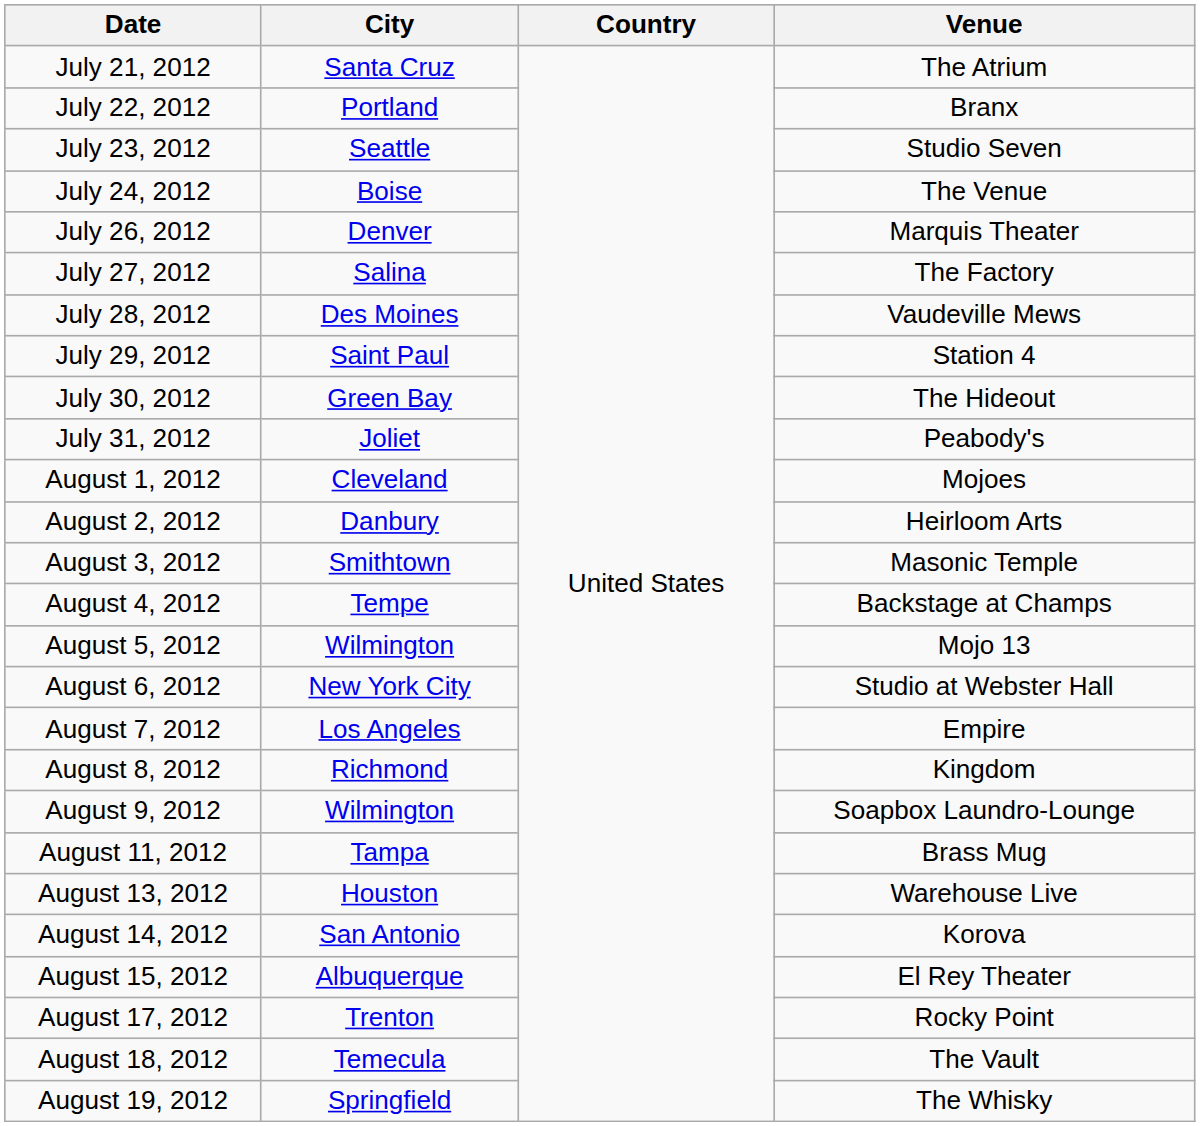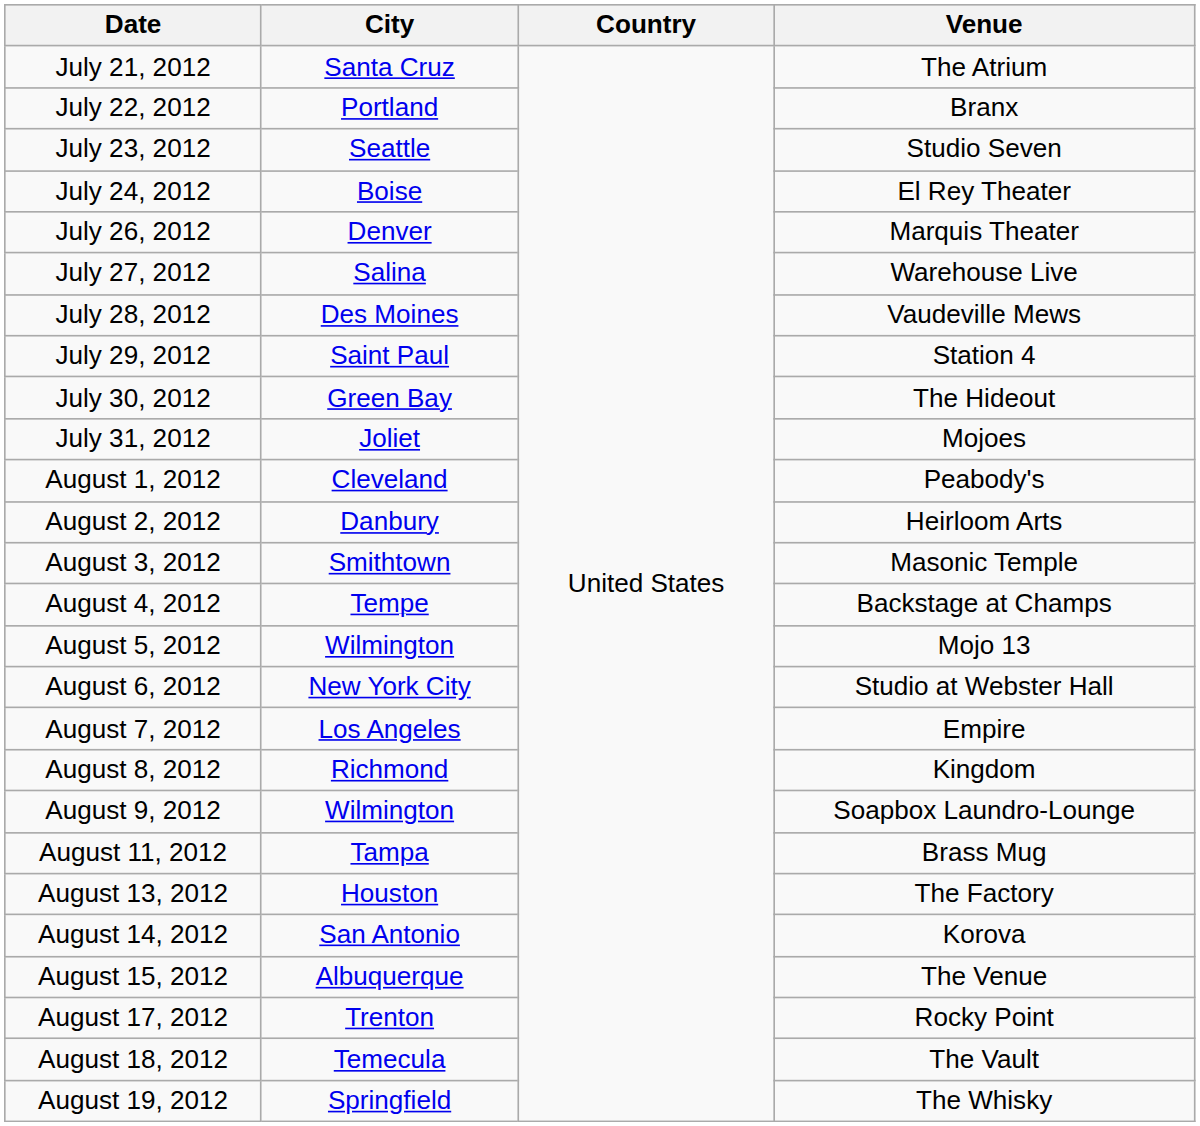(984, 190) The Venue -> (984, 190) El Rey Theater
(984, 273) The Factory -> (984, 273) Warehouse Live
(984, 438) Peabody's -> (984, 438) Mojoes
(984, 480) Mojoes -> (984, 480) Peabody's
(984, 893) Warehouse Live -> (984, 893) The Factory
(984, 976) El Rey Theater -> (984, 976) The Venue
